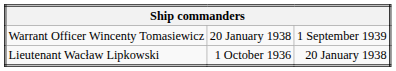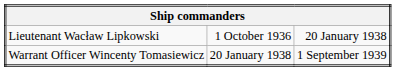rows swapped: (84, 55) <-> (106, 35)
